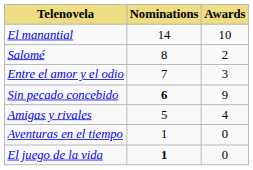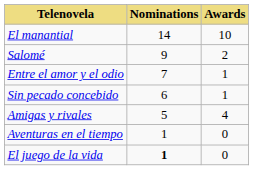(164, 54) 8 -> (164, 54) 9
(225, 74) 3 -> (225, 74) 1
(164, 94) bold -> (164, 94) normal
(225, 94) 9 -> (225, 94) 1
